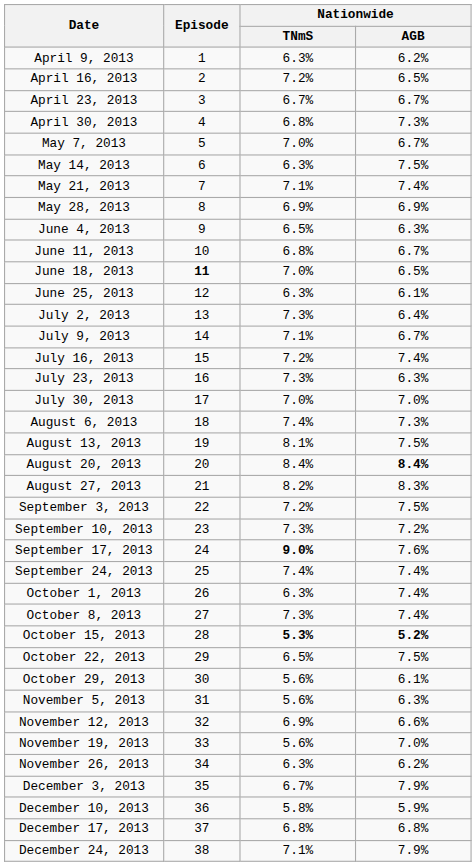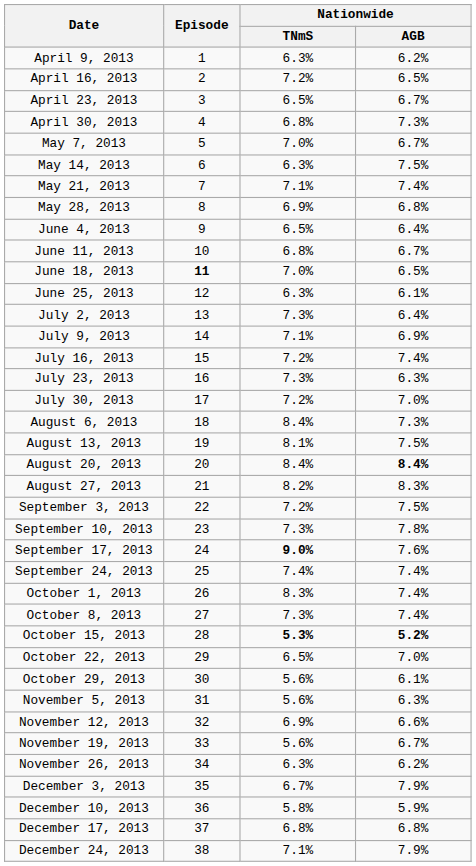(298, 101) 6.7% -> (298, 101) 6.5%
(413, 208) 6.9% -> (413, 208) 6.8%
(413, 229) 6.3% -> (413, 229) 6.4%
(413, 336) 6.7% -> (413, 336) 6.9%
(298, 401) 7.0% -> (298, 401) 7.2%
(298, 422) 7.4% -> (298, 422) 8.4%
(413, 529) 7.2% -> (413, 529) 7.8%
(298, 593) 6.3% -> (298, 593) 8.3%
(413, 658) 7.5% -> (413, 658) 7.0%
(413, 743) 7.0% -> (413, 743) 6.7%
